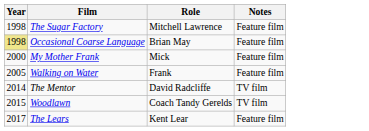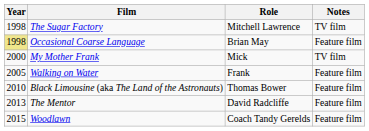(260, 27) Feature film -> (330, 27) TV film
(260, 57) Feature film -> (330, 57) TV film
+ row: (127, 88)
(16, 88) 2014 -> (16, 103) 2013
(252, 88) TV film -> (338, 103) Feature film
(252, 103) TV film -> (338, 118) Feature film
- row: (49, 118)
